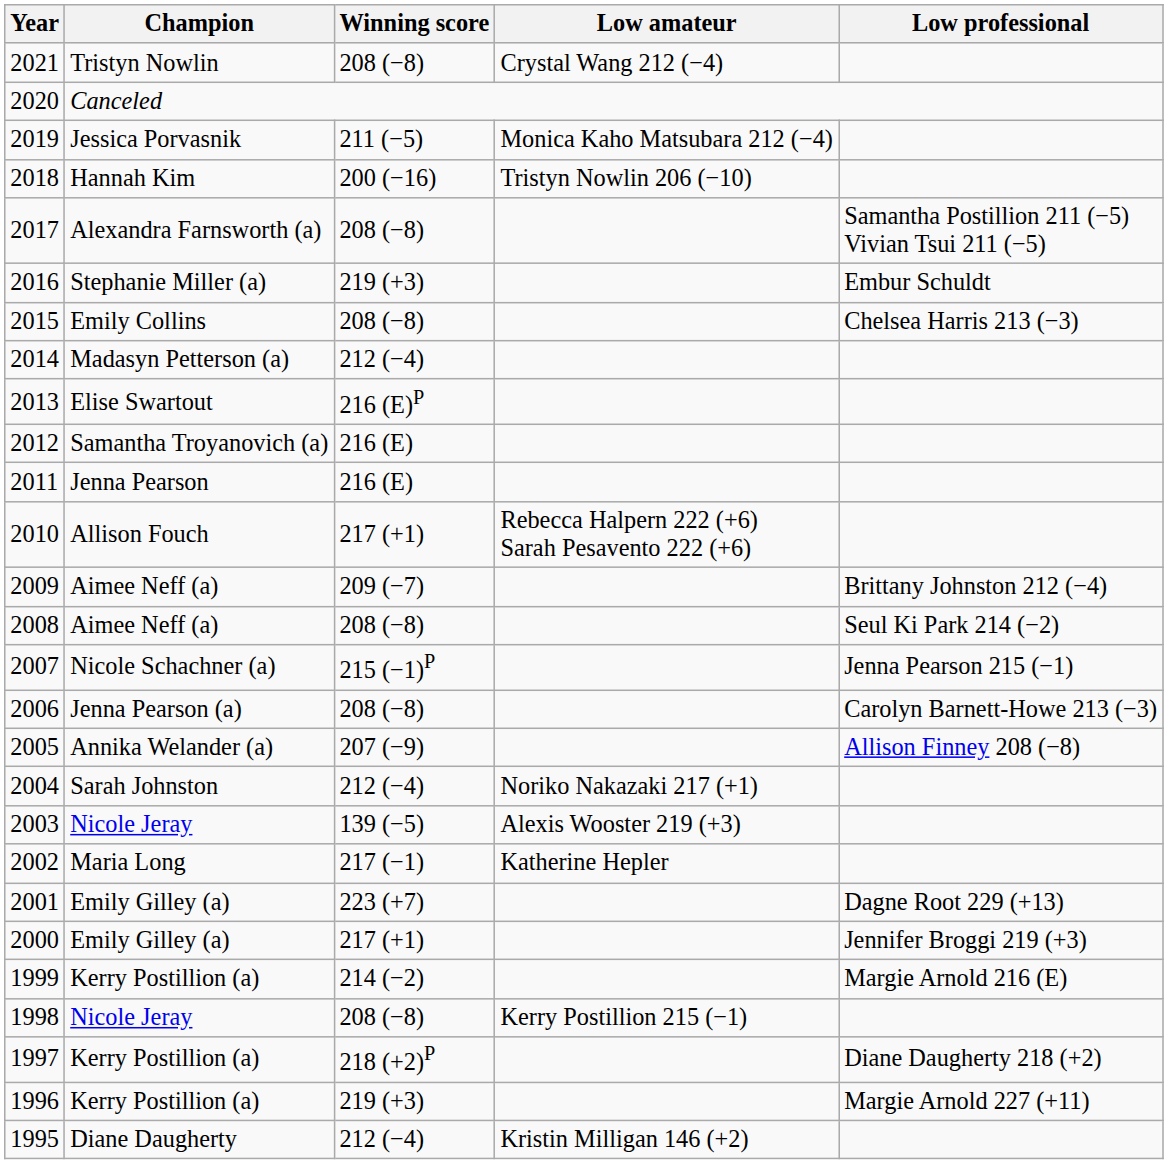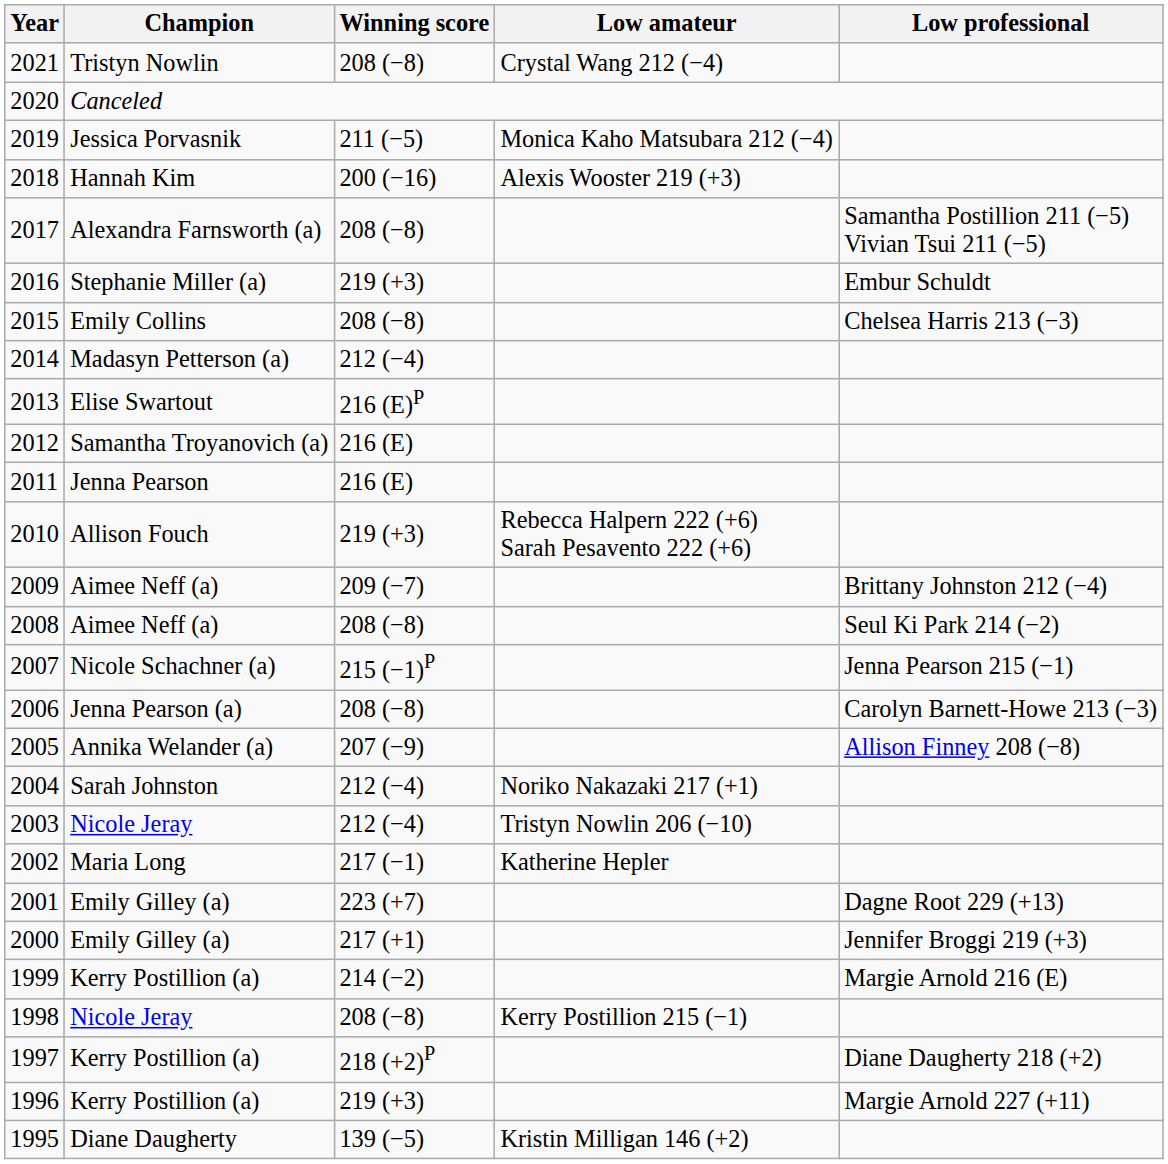(626, 178) Tristyn Nowlin 206 (−10) -> (621, 178) Alexis Wooster 219 (+3)
(382, 534) 217 (+1) -> (382, 534) 219 (+3)
(382, 824) 139 (−5) -> (382, 824) 212 (−4)
(621, 824) Alexis Wooster 219 (+3) -> (626, 824) Tristyn Nowlin 206 (−10)
(382, 1139) 212 (−4) -> (382, 1139) 139 (−5)
